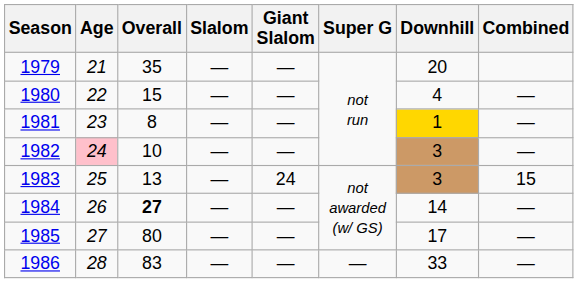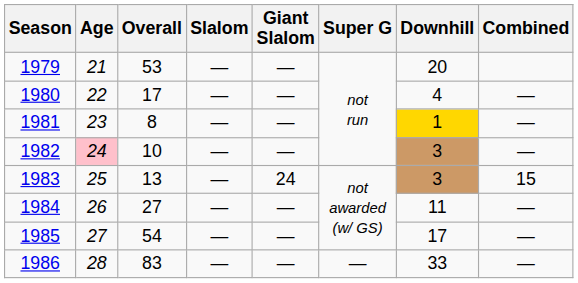(152, 66) 35 -> (152, 66) 53
(152, 94) 15 -> (152, 94) 17
(152, 207) bold -> (152, 207) normal
(437, 207) 14 -> (437, 207) 11
(152, 235) 80 -> (152, 235) 54
